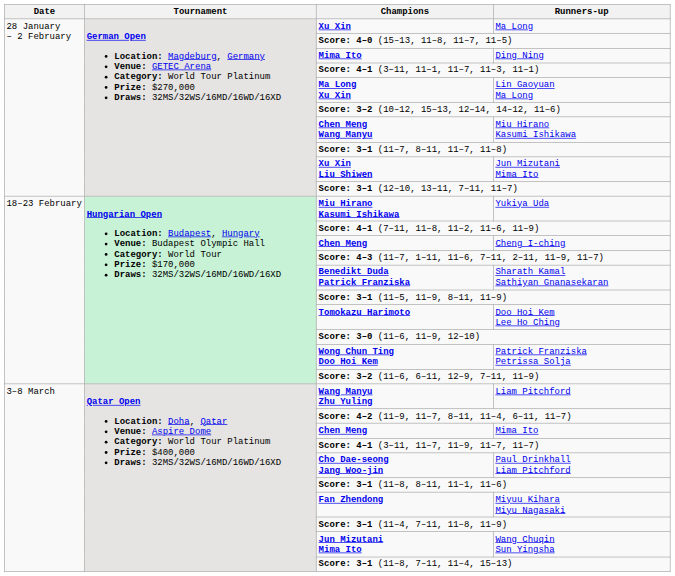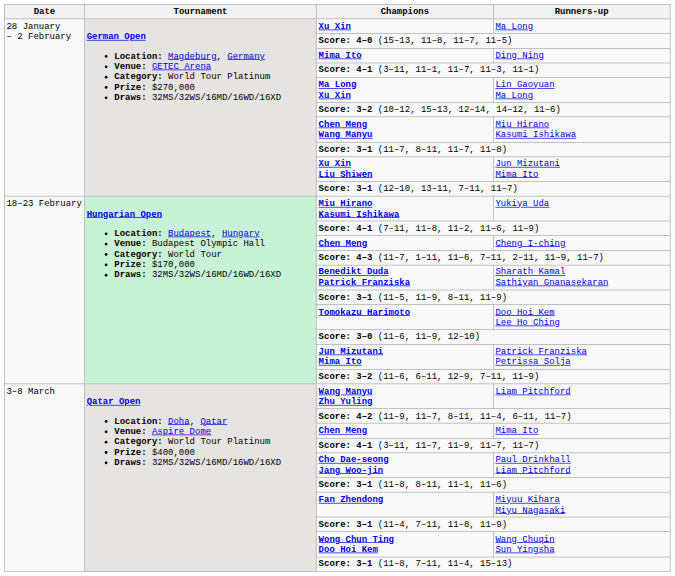(356, 357) Wong Chun Ting Doo Hoi Kem -> (351, 357) Jun Mizutani Mima Ito
(351, 544) Jun Mizutani Mima Ito -> (356, 544) Wong Chun Ting Doo Hoi Kem
